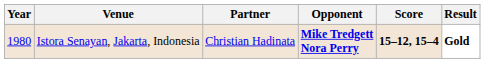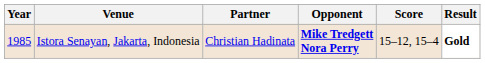(19, 41) 1980 -> (19, 41) 1985
(409, 41) bold -> (409, 41) normal
